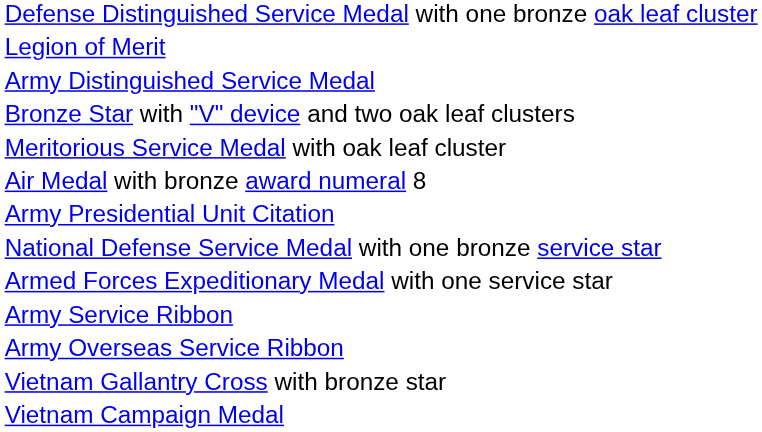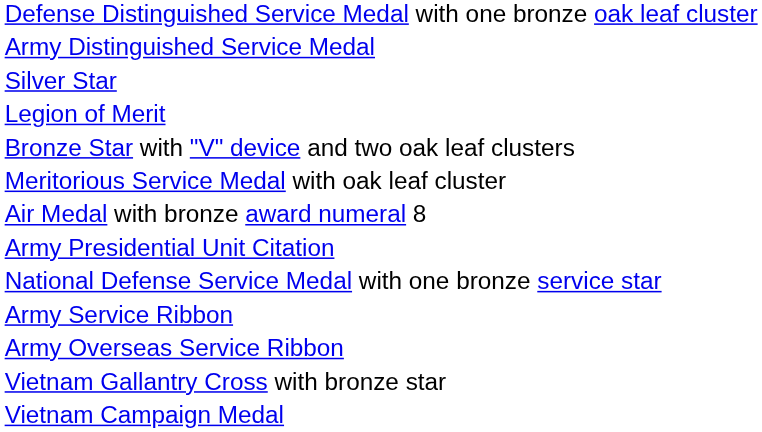rows swapped: (190, 80) <-> (85, 47)
+ row: (61, 80)
- row: (309, 281)
